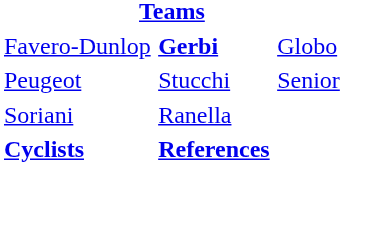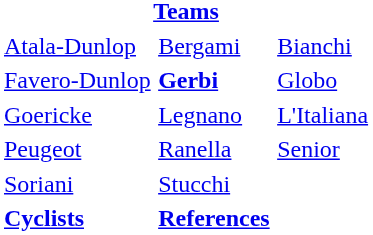+ row: (70, 45)
+ row: (48, 114)
(194, 80) Stucchi -> (195, 149) Ranella
(195, 114) Ranella -> (194, 183) Stucchi
